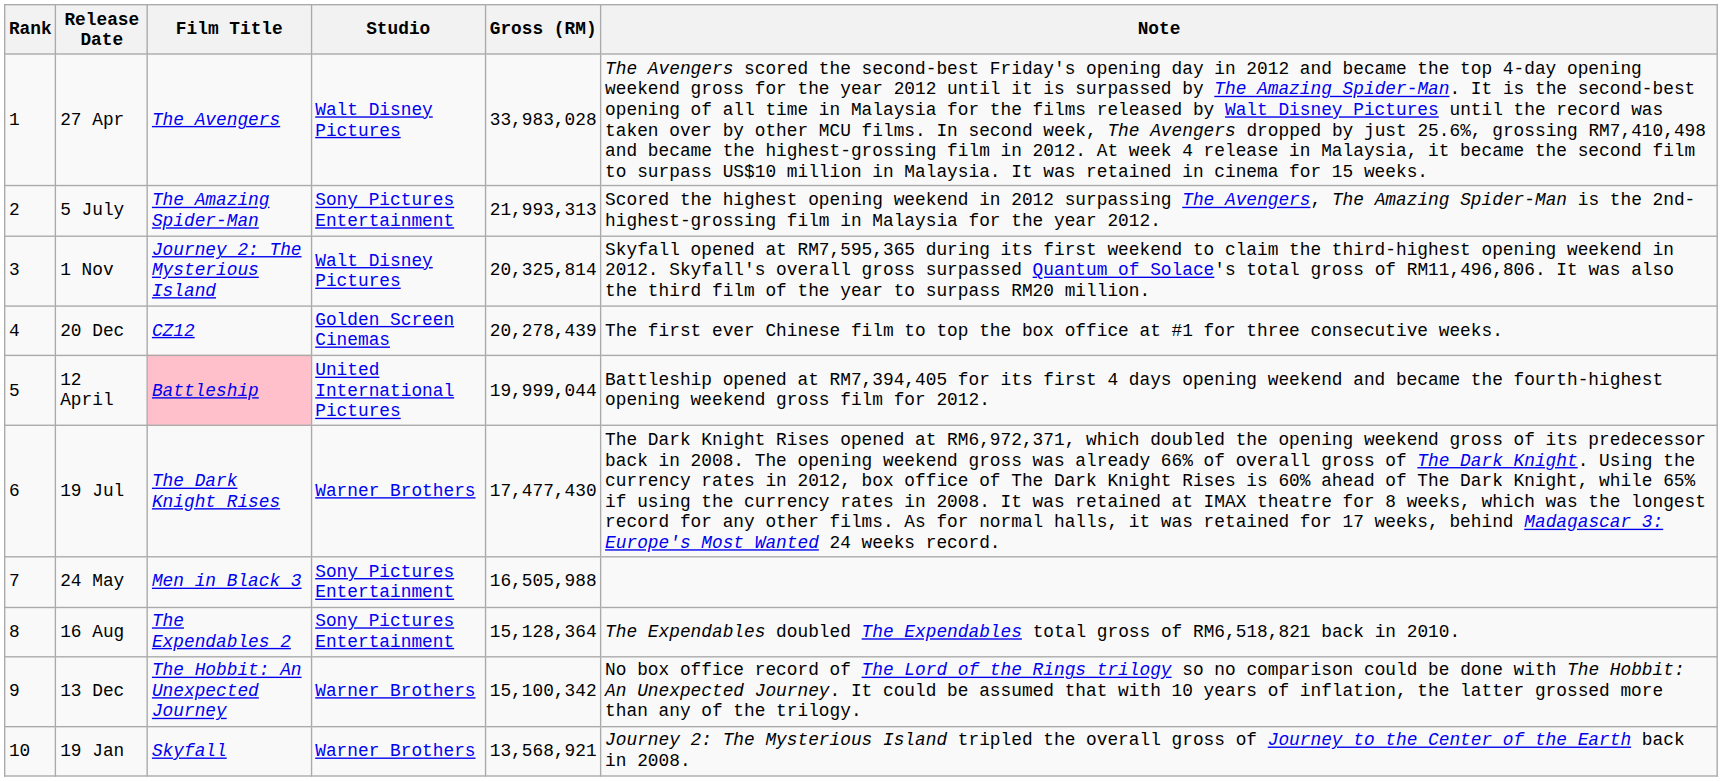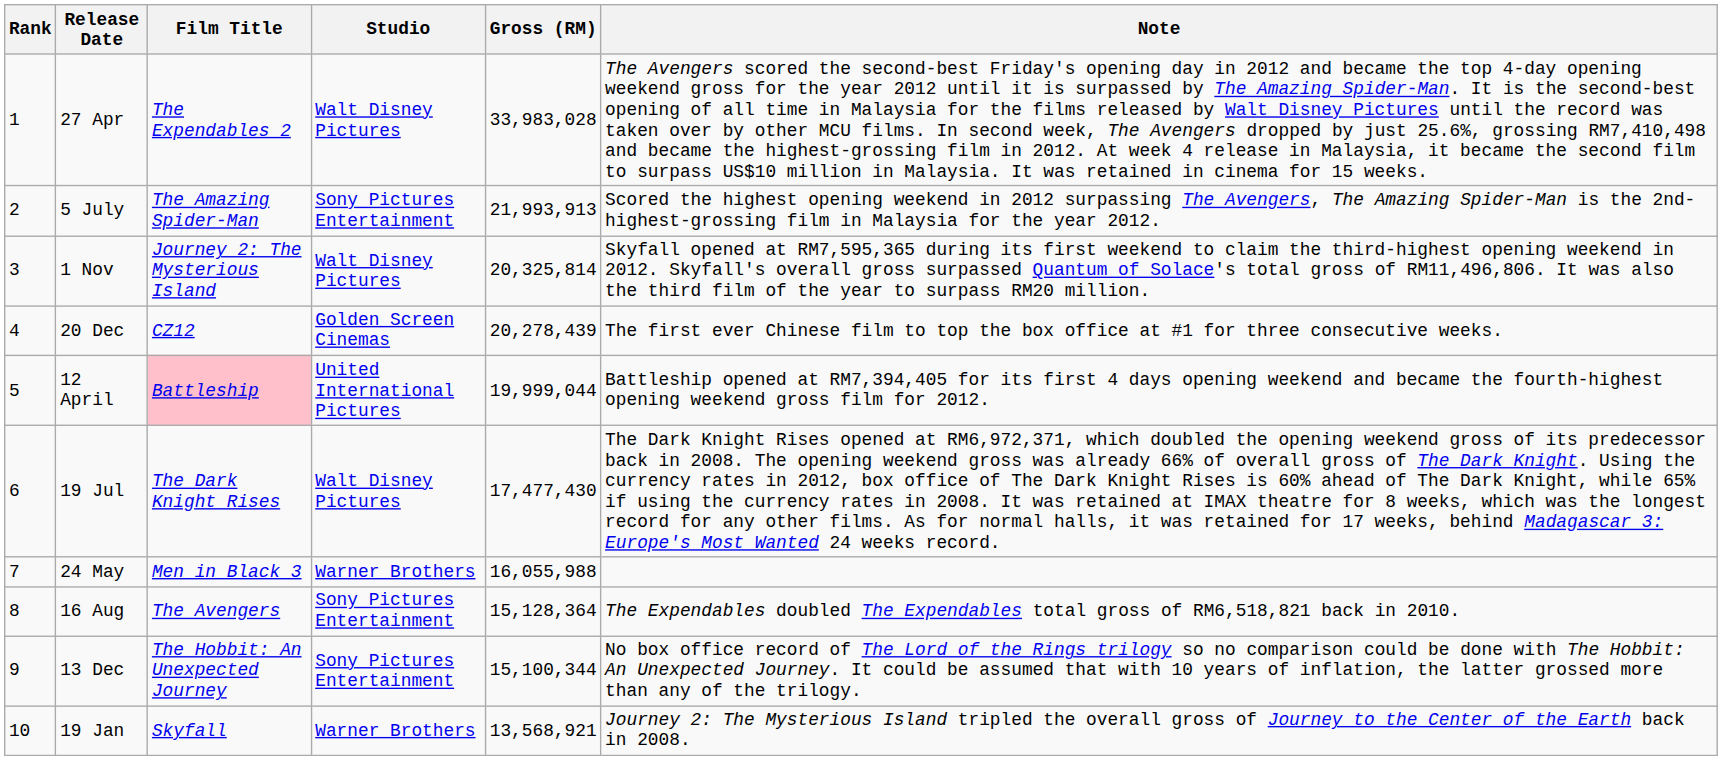(216, 120) The Avengers -> (221, 120) The Expendables 2
(543, 211) 21,993,313 -> (543, 211) 21,993,913
(395, 491) Warner Brothers -> (374, 491) Walt Disney Pictures
(385, 582) Sony Pictures Entertainment -> (395, 572) Warner Brothers
(543, 582) 16,505,988 -> (543, 572) 16,055,988
(221, 632) The Expendables 2 -> (216, 611) The Avengers
(395, 691) Warner Brothers -> (385, 671) Sony Pictures Entertainment
(543, 691) 15,100,342 -> (543, 671) 15,100,344
